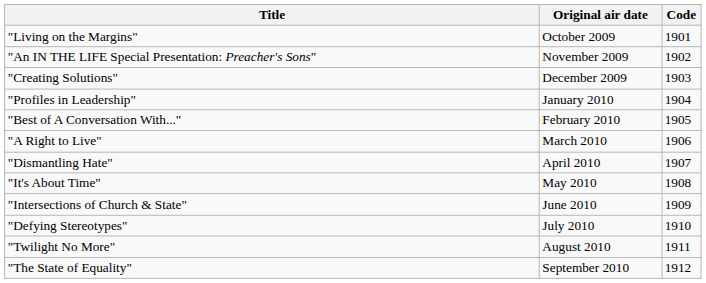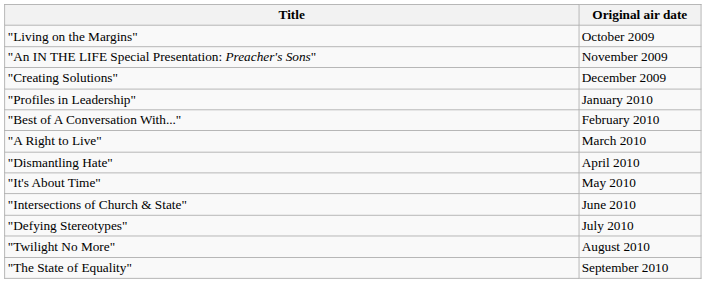- column: (681, 15)
